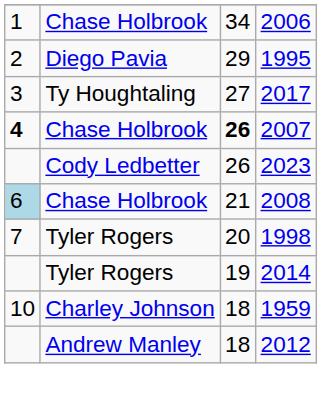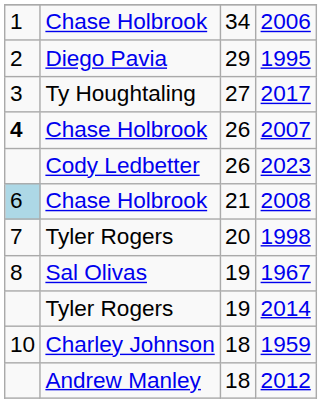(238, 129) bold -> (238, 129) normal
+ row: (286, 272)
